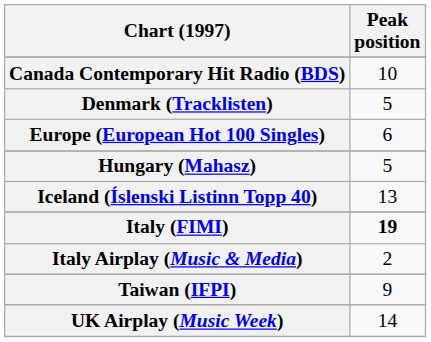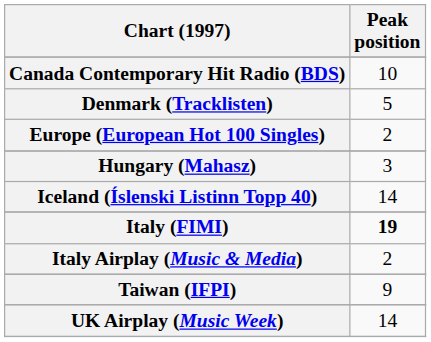(387, 134) 6 -> (387, 134) 2
(387, 165) 5 -> (387, 165) 3
(387, 196) 13 -> (387, 196) 14
